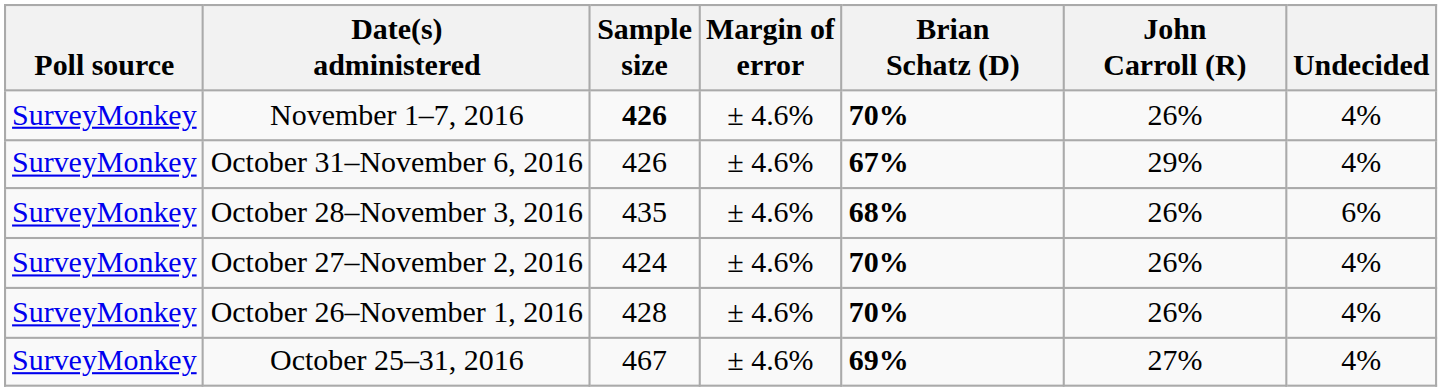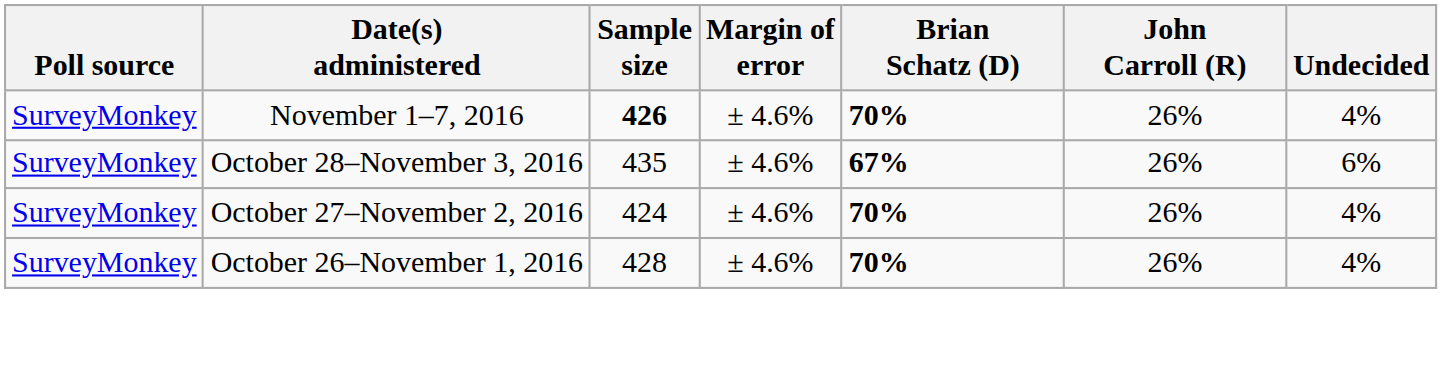- row: (397, 163)
(879, 213) 68% -> (879, 163) 67%
- row: (397, 361)
